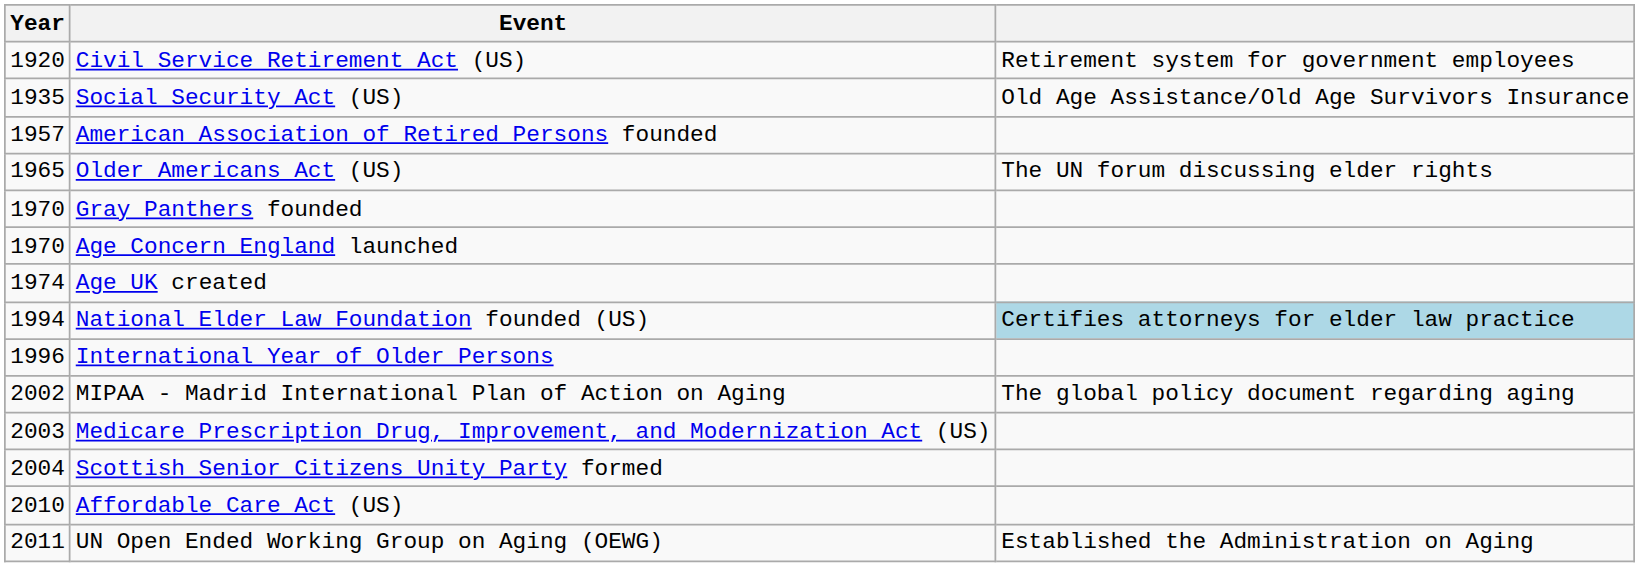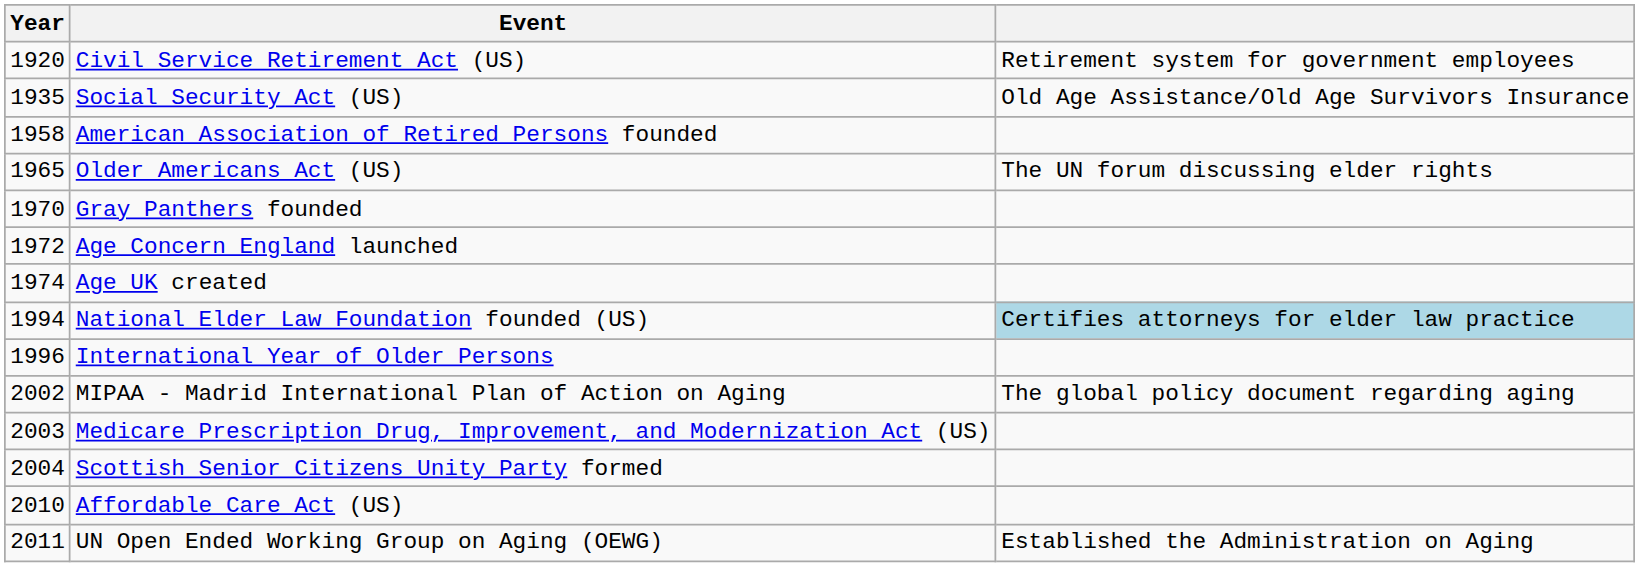(38, 135) 1957 -> (38, 135) 1958
(38, 246) 1970 -> (38, 246) 1972
